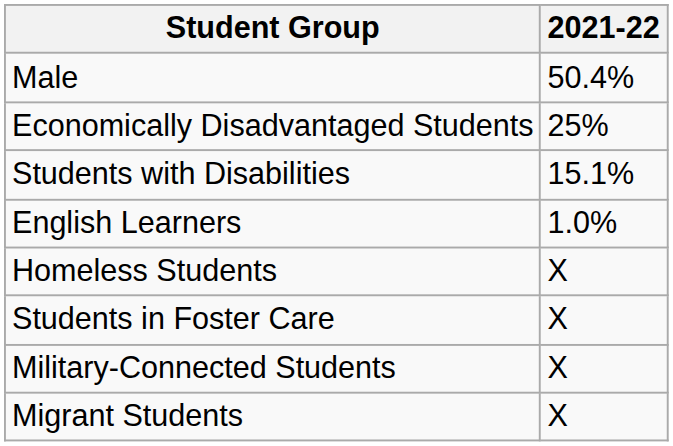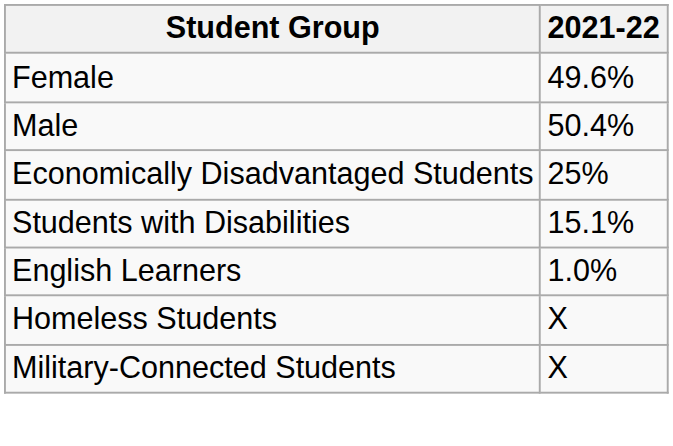+ row: (63, 77)
- row: (173, 319)
- row: (128, 416)
